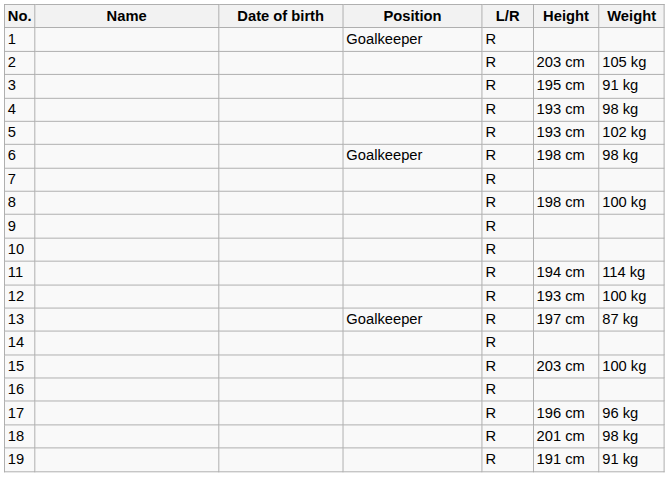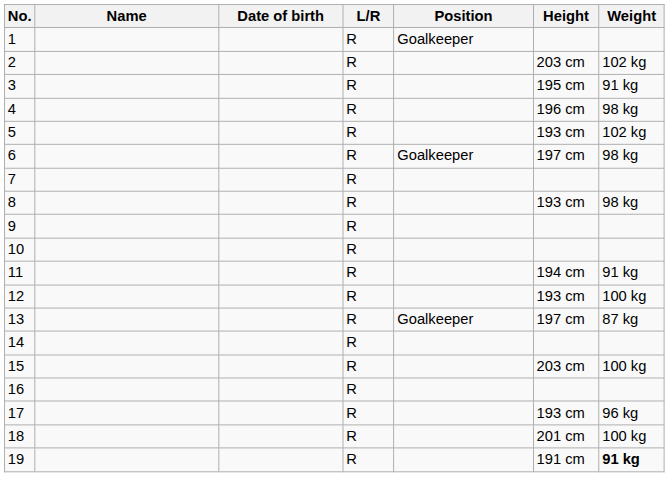columns swapped: (413, 16) <-> (508, 16)
(624, 62) 105 kg -> (624, 62) 102 kg
(561, 109) 193 cm -> (561, 109) 196 cm
(561, 156) 198 cm -> (561, 156) 197 cm
(561, 202) 198 cm -> (561, 202) 193 cm
(624, 202) 100 kg -> (620, 202) 98 kg
(624, 272) 114 kg -> (620, 272) 91 kg
(561, 413) 196 cm -> (561, 413) 193 cm
(620, 436) 98 kg -> (624, 436) 100 kg
(620, 459) normal -> (621, 459) bold
